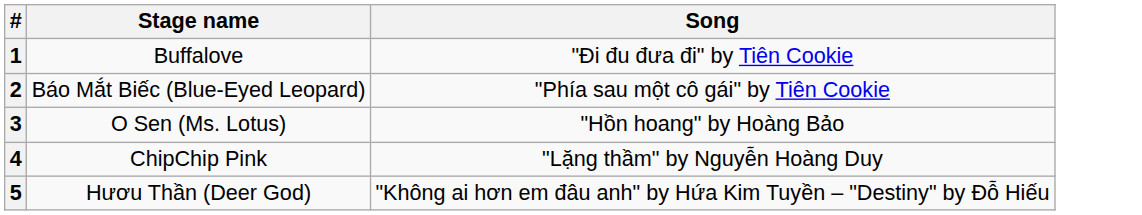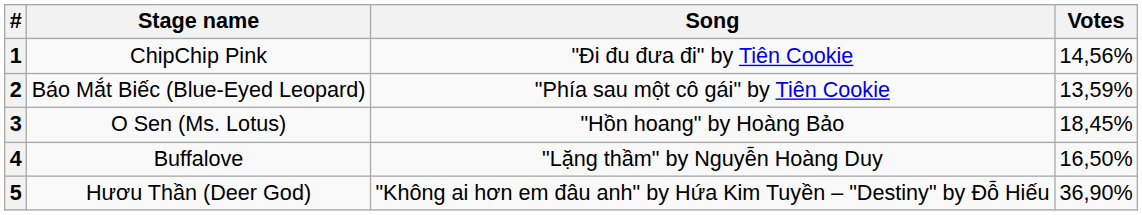+ column: (1096, 21)
(199, 55) Buffalove -> (199, 55) ChipChip Pink
(199, 158) ChipChip Pink -> (199, 158) Buffalove
